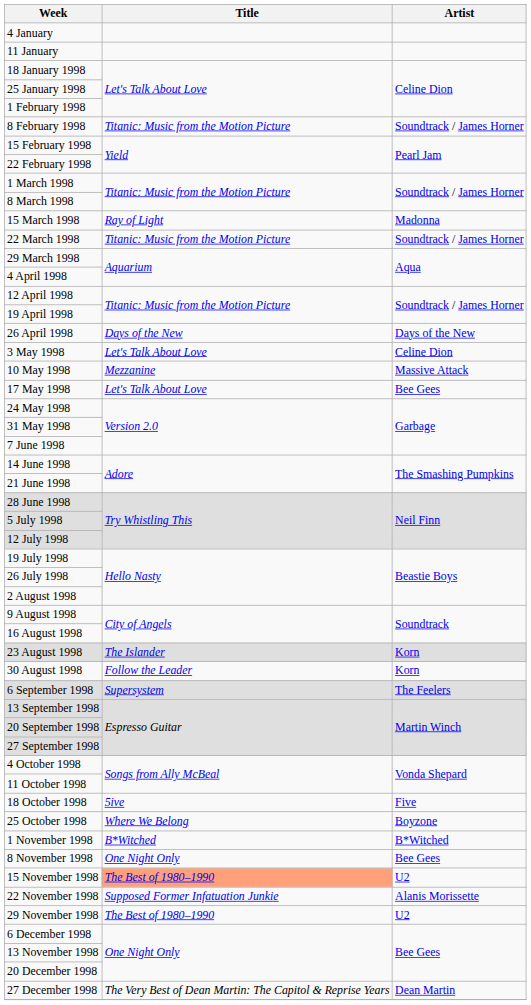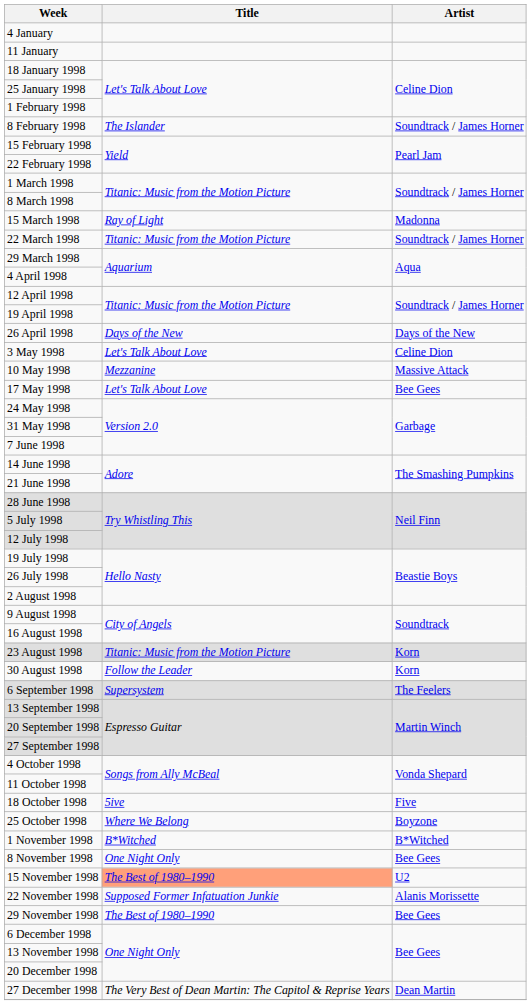(197, 126) Titanic: Music from the Motion Picture -> (135, 126) The Islander
(135, 652) The Islander -> (197, 652) Titanic: Music from the Motion Picture
(402, 915) U2 -> (418, 915) Bee Gees
